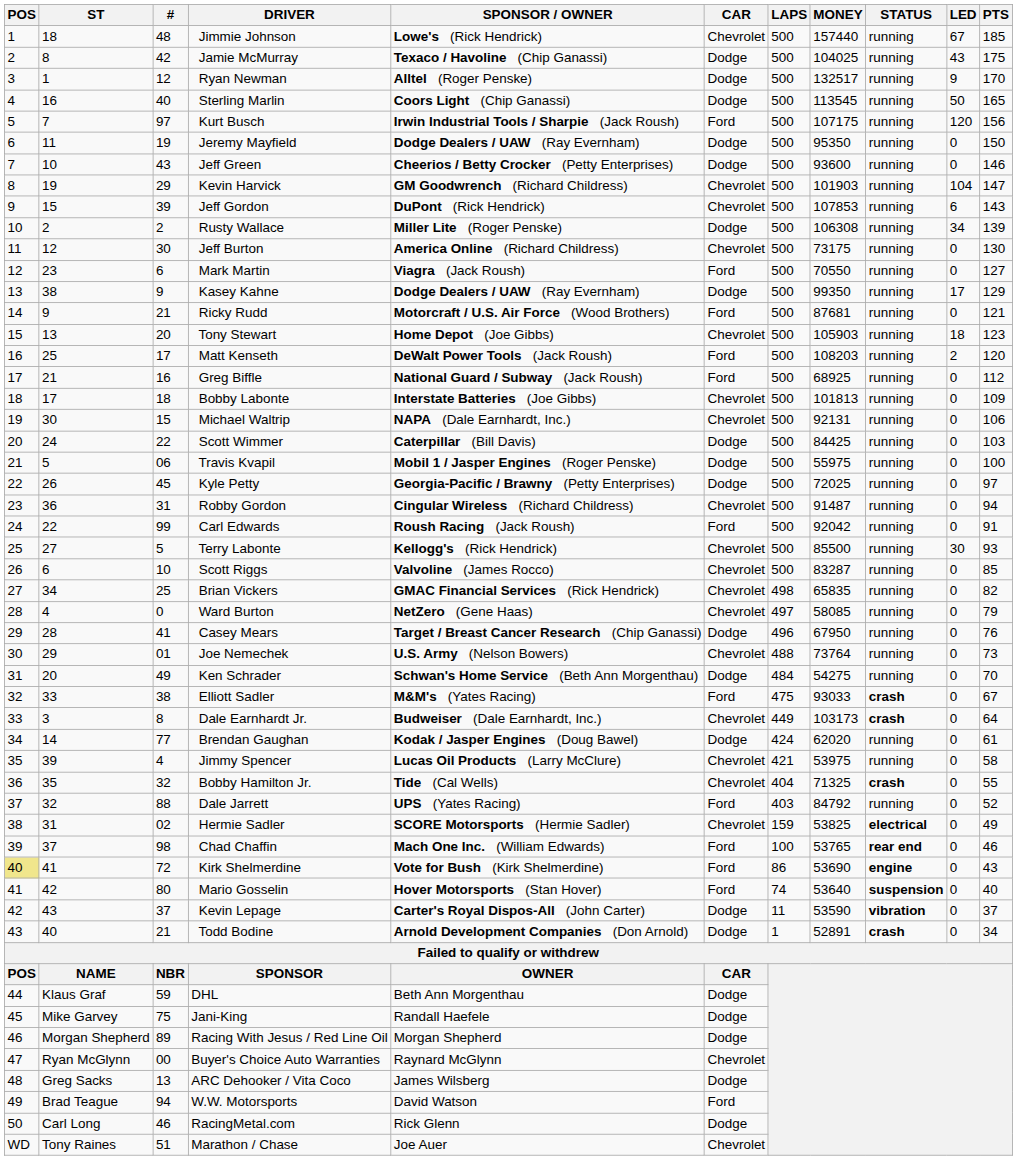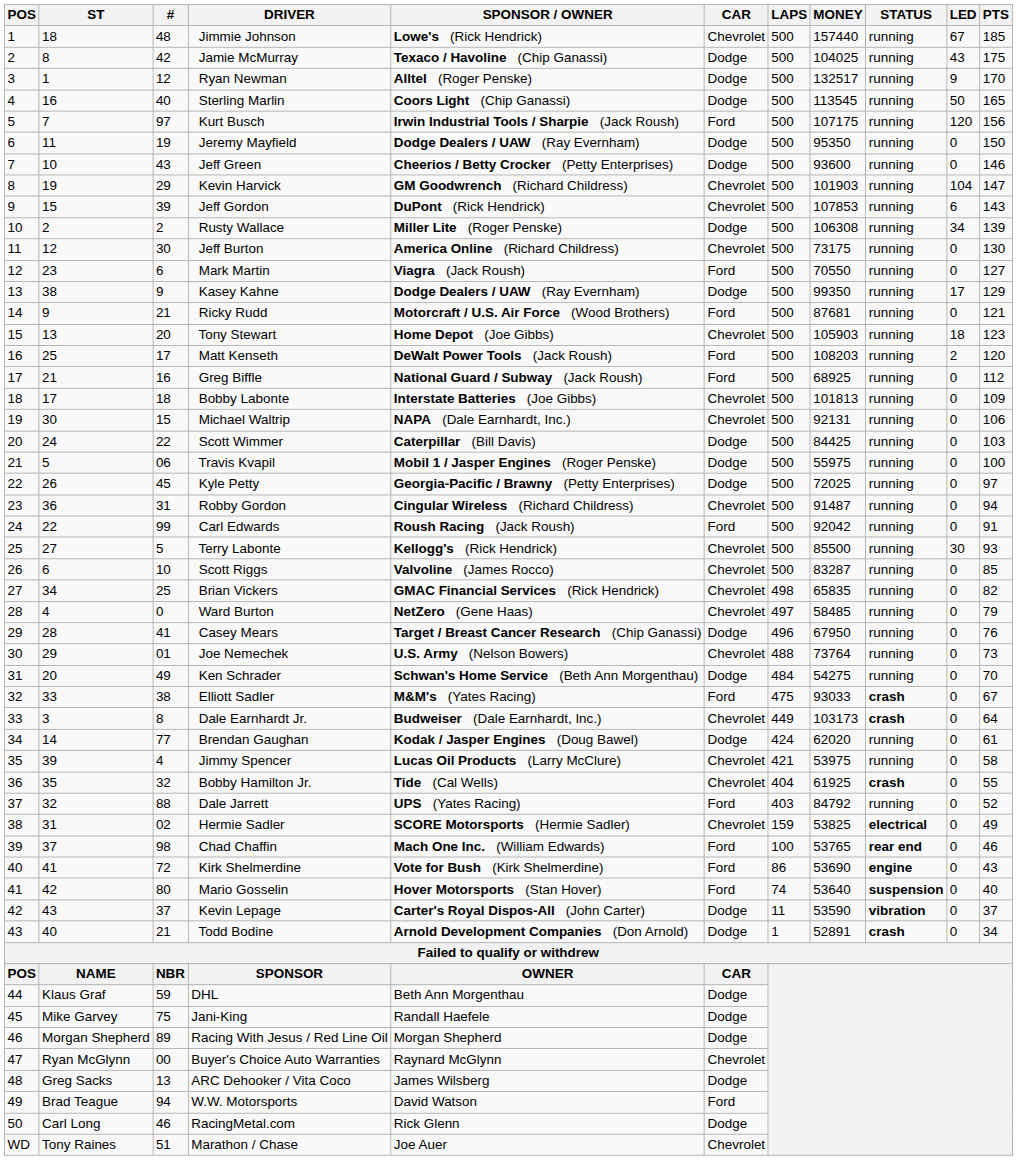(832, 611) 58085 -> (832, 611) 58485
(832, 782) 71325 -> (832, 782) 61925
(15, 867) khaki background -> (15, 867) no background
